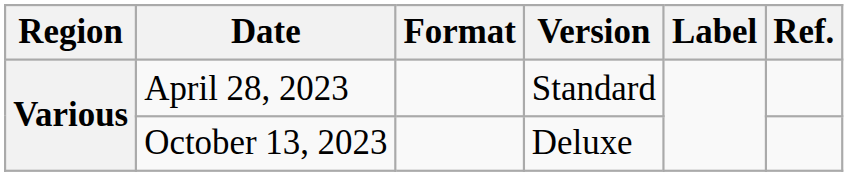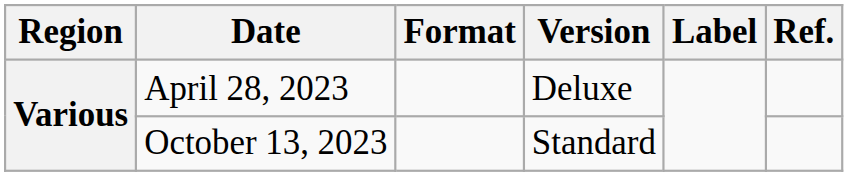(594, 87) Standard -> (582, 87) Deluxe
(582, 142) Deluxe -> (594, 142) Standard
